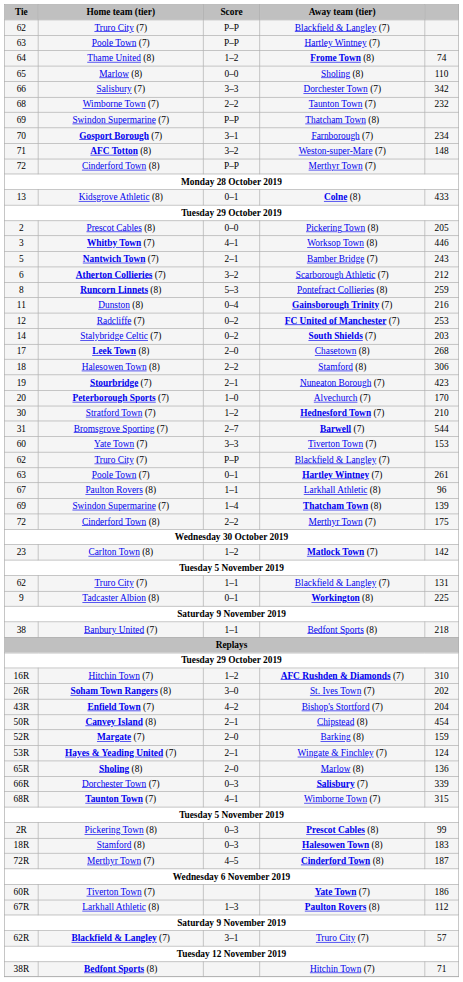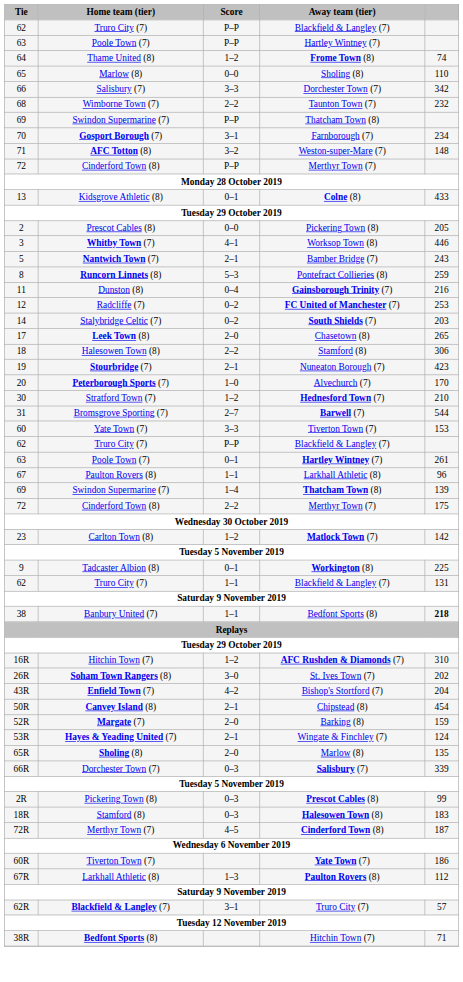- row: (21, 275)
(442, 352) 268 -> (442, 336) 265
rows swapped: (21, 599) <-> (21, 583)
(442, 630) normal -> (442, 614) bold
(442, 769) 136 -> (442, 753) 135
- row: (21, 799)
